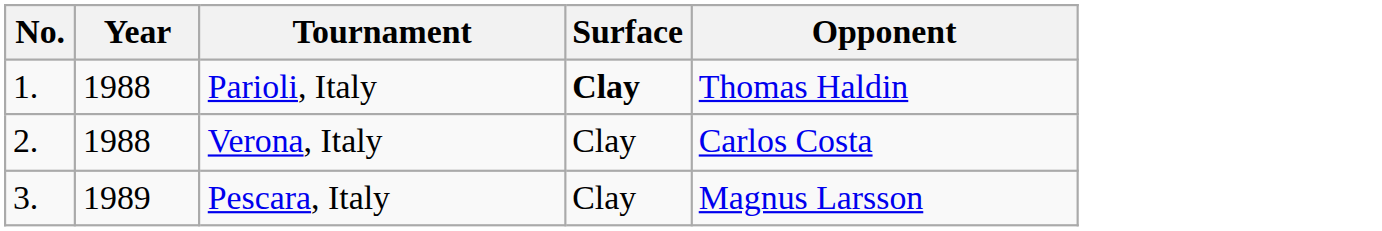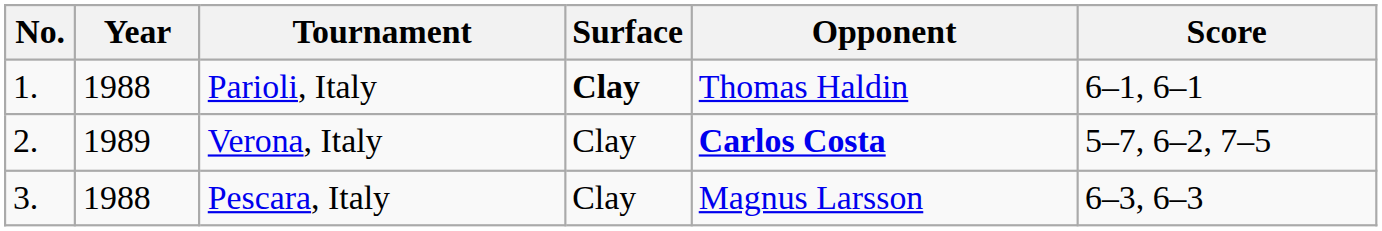+ column: (1227, 31)
(117, 141) 1988 -> (117, 141) 1989
(786, 141) normal -> (792, 141) bold
(117, 196) 1989 -> (117, 196) 1988
